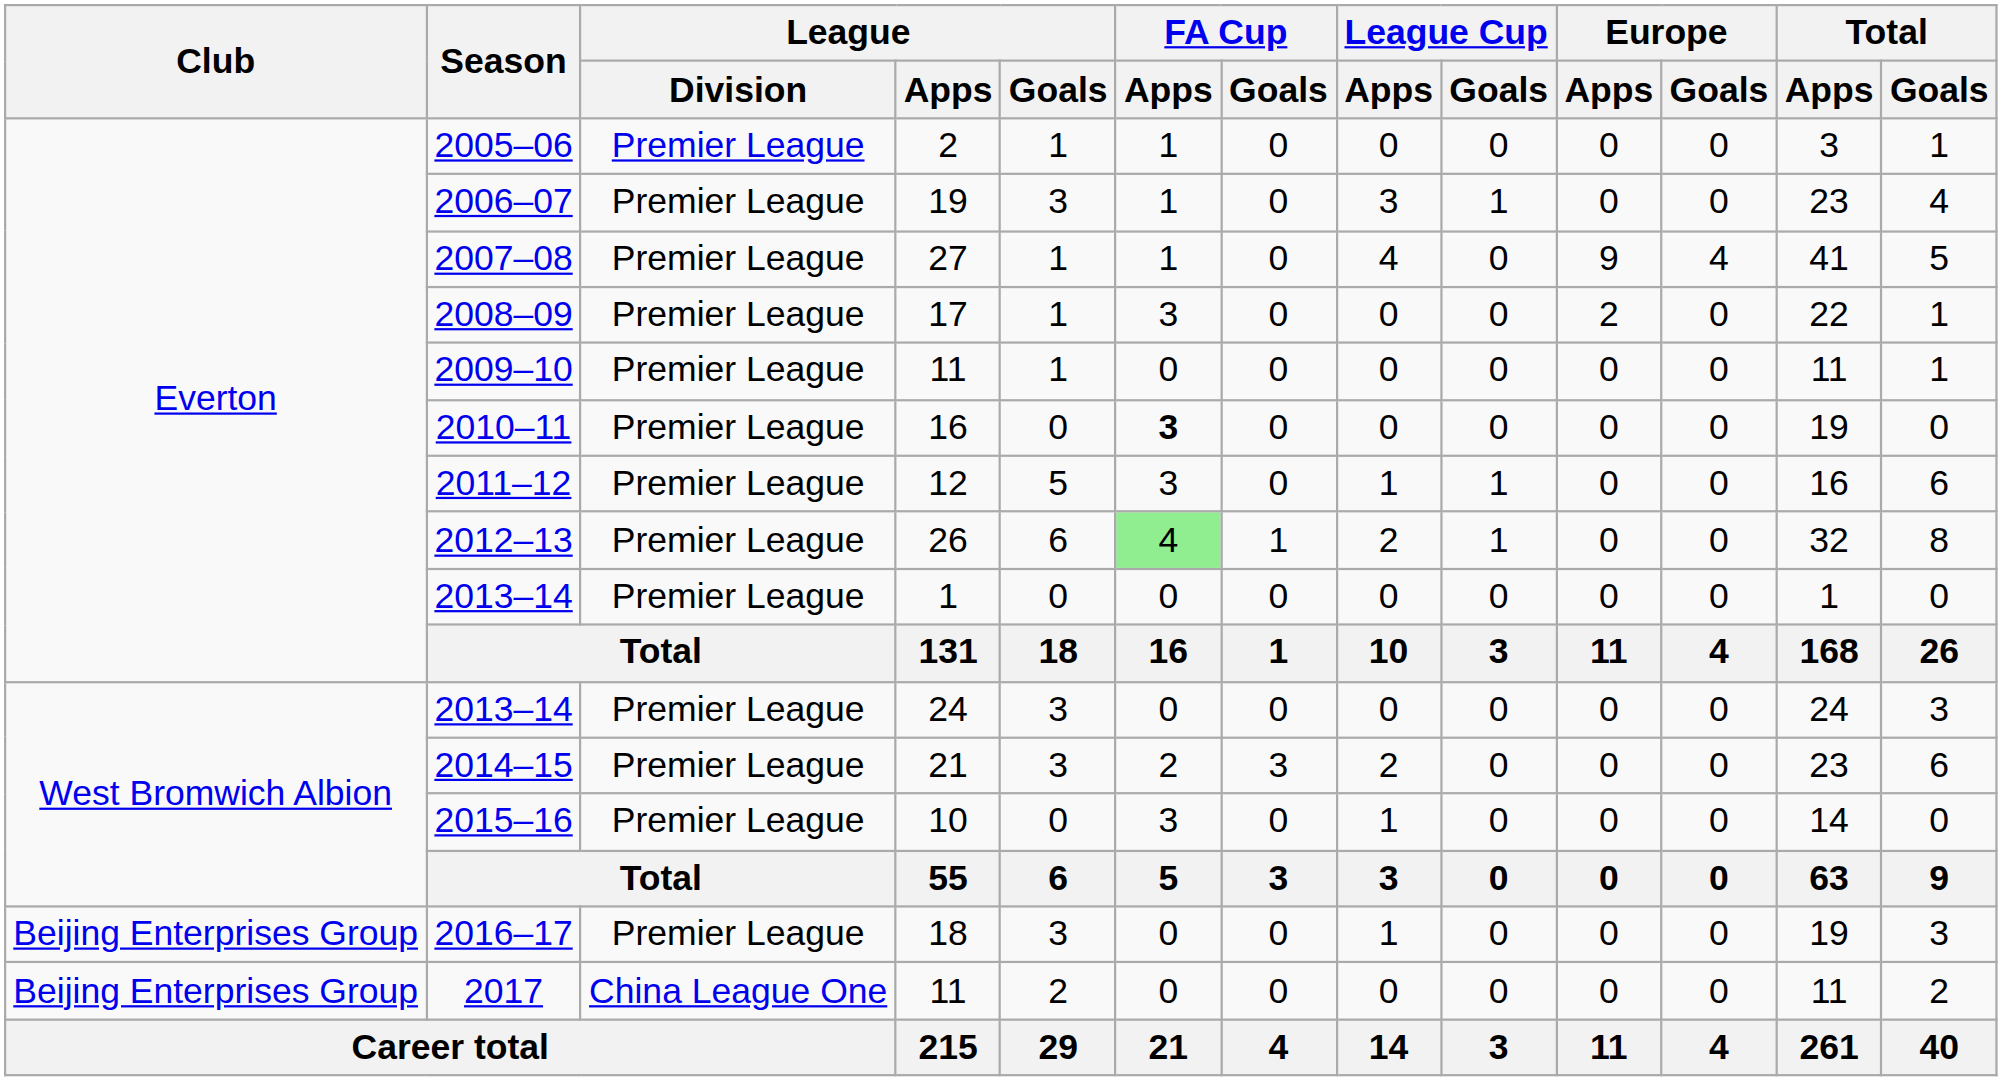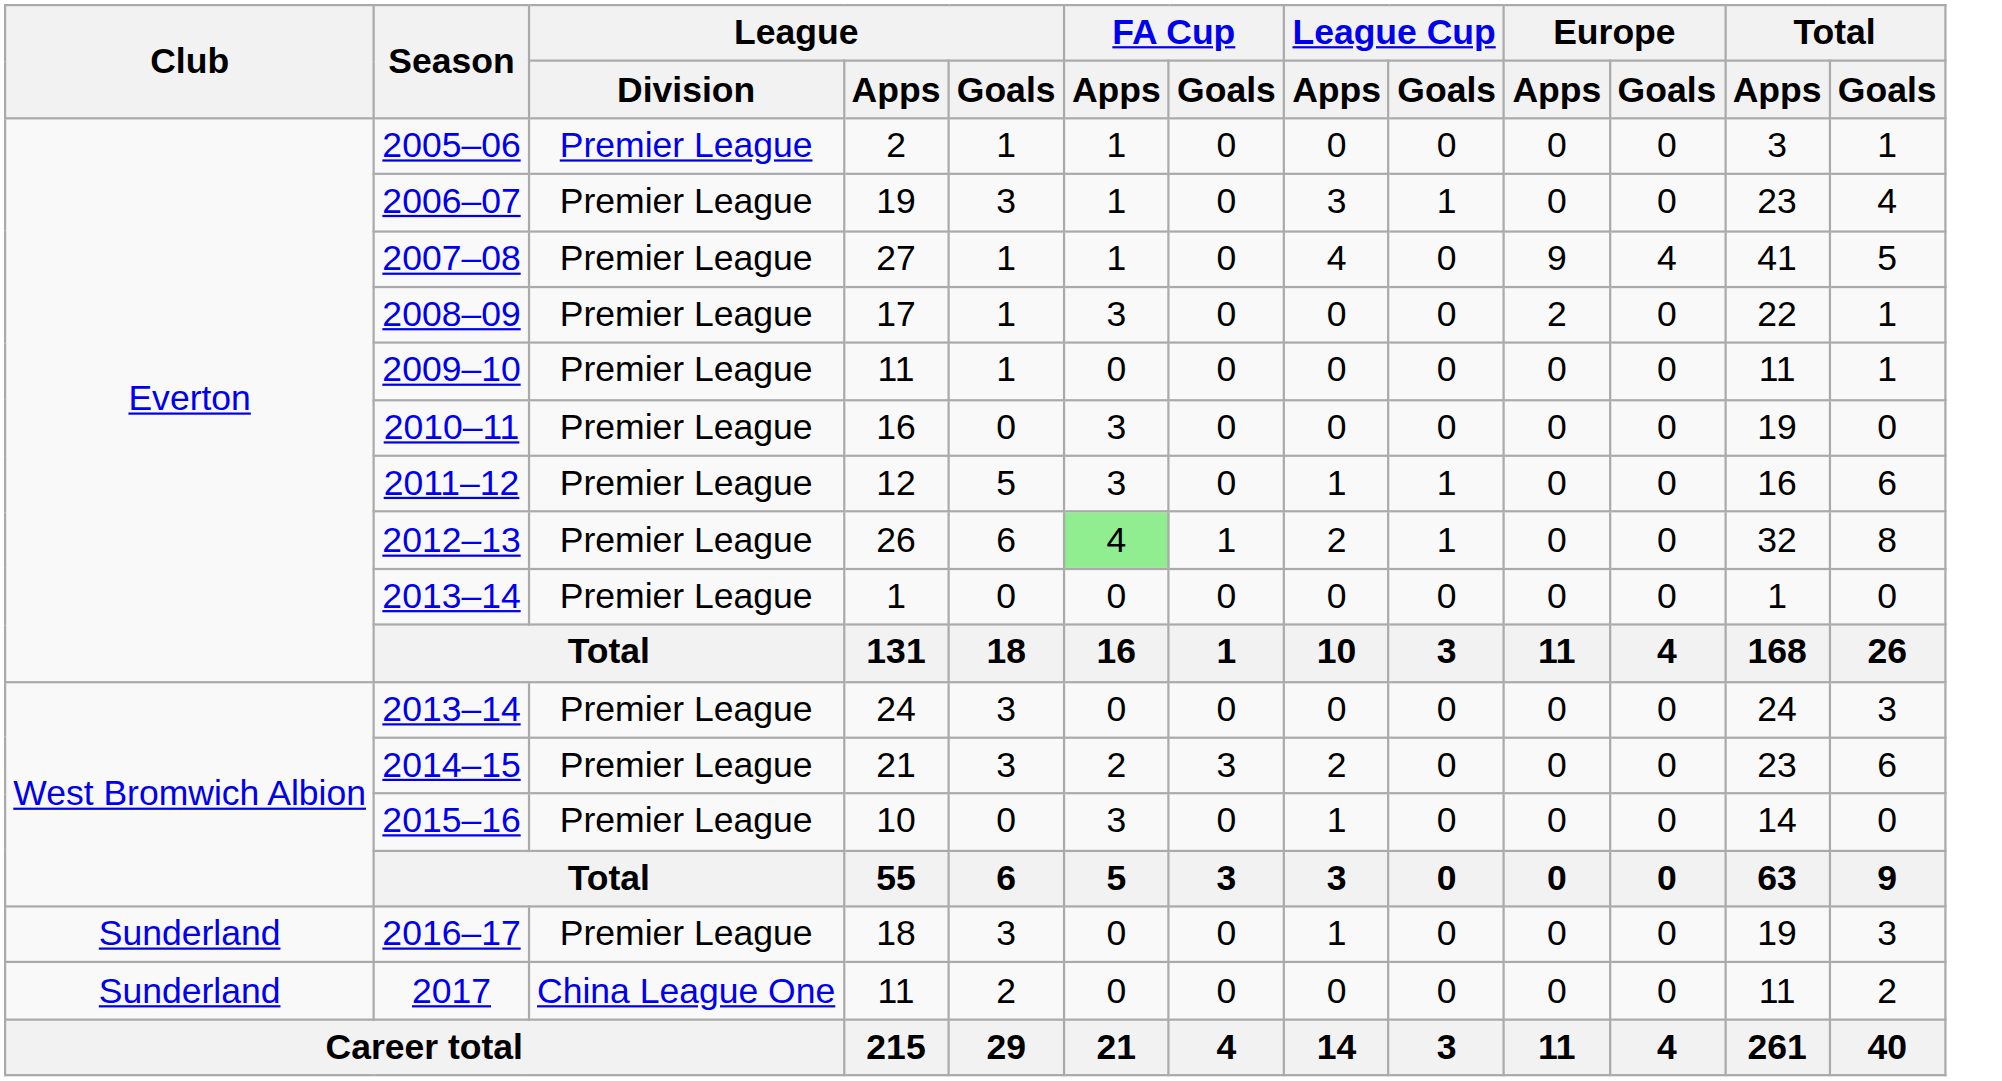(1168, 426) bold -> (1116, 426) normal
(216, 933) Beijing Enterprises Group -> (190, 933) Sunderland
(216, 990) Beijing Enterprises Group -> (190, 990) Sunderland
